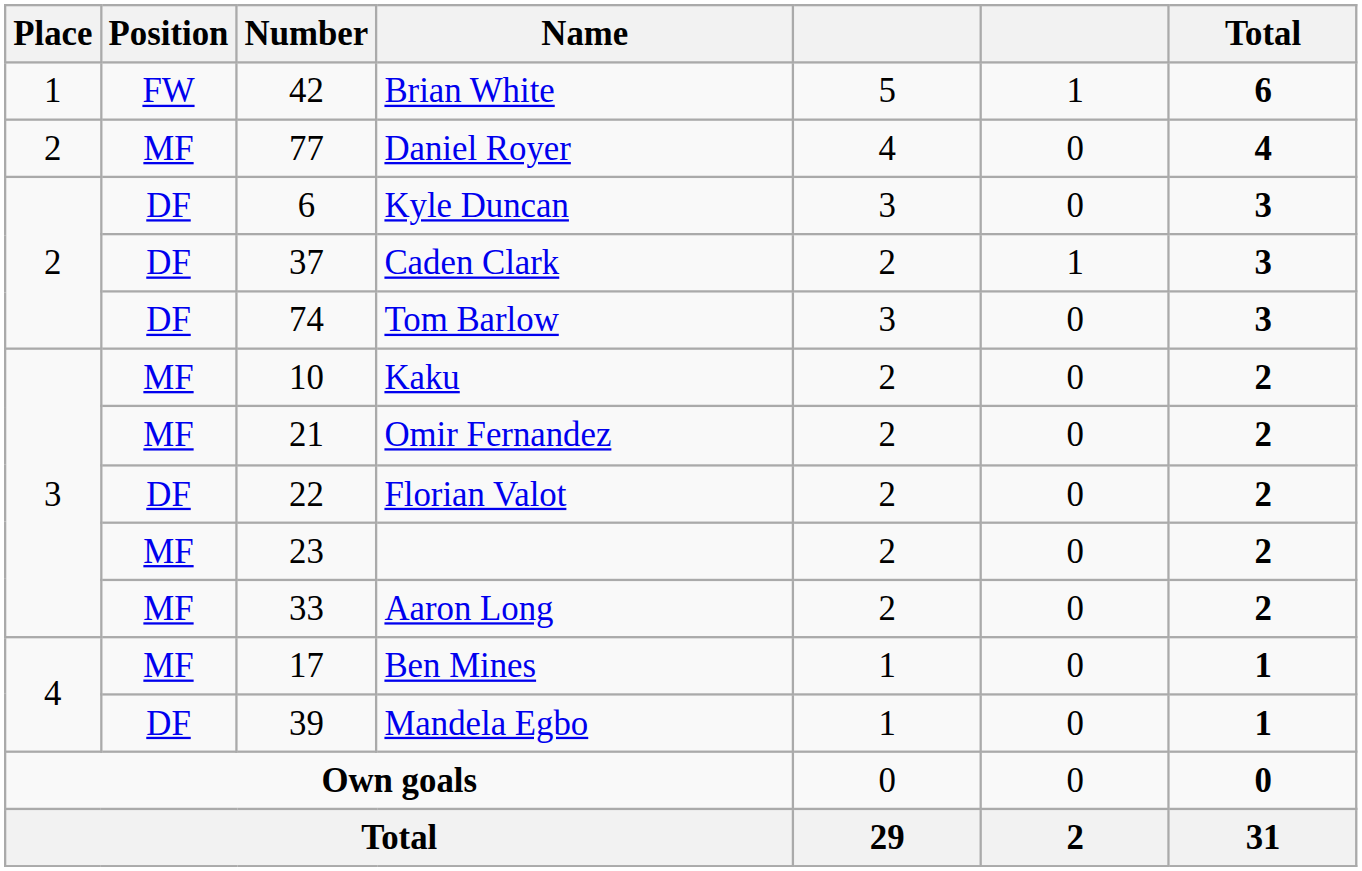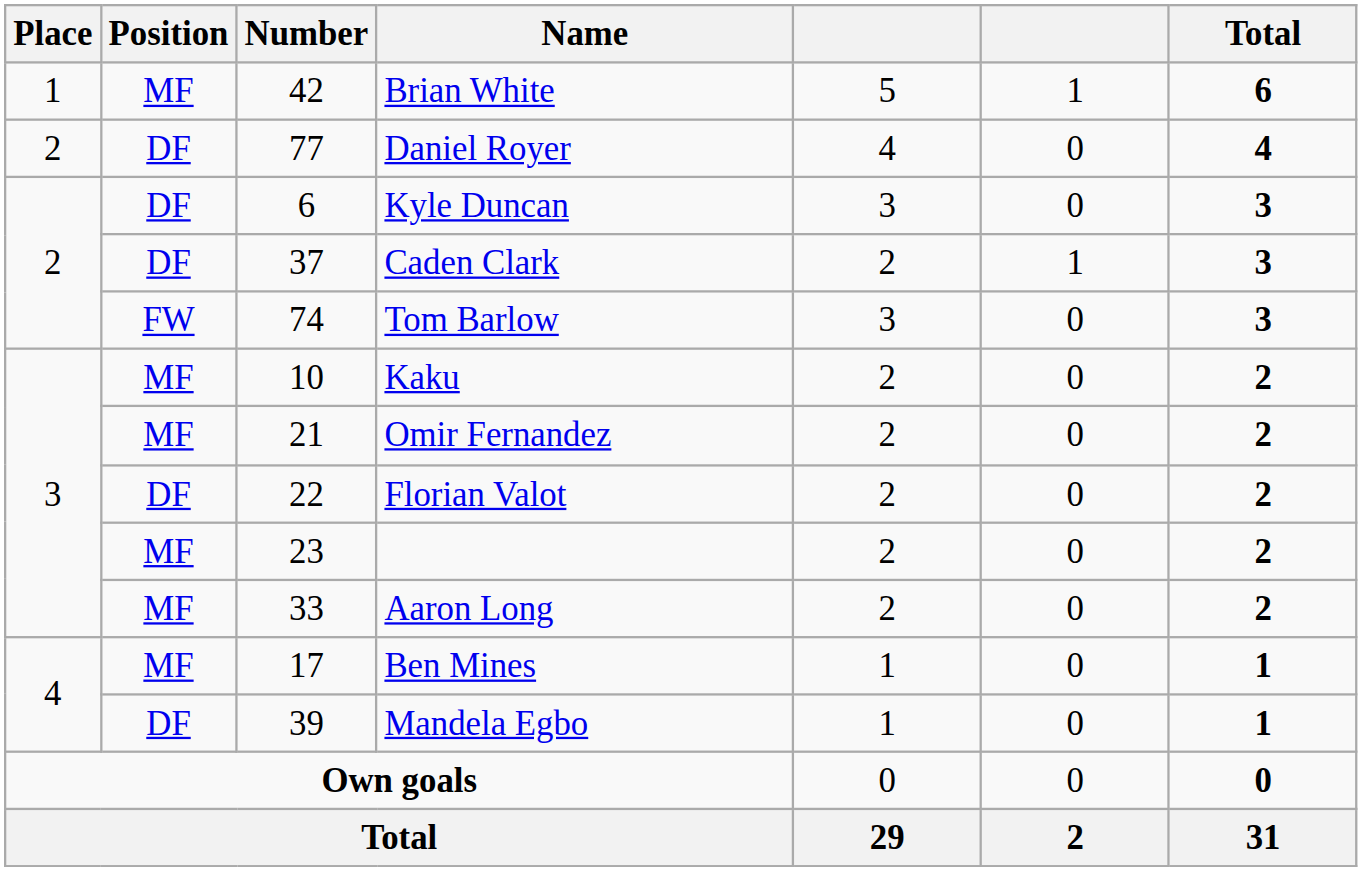(168, 90) FW -> (169, 90) MF
(169, 148) MF -> (169, 148) DF
(169, 320) DF -> (168, 320) FW
